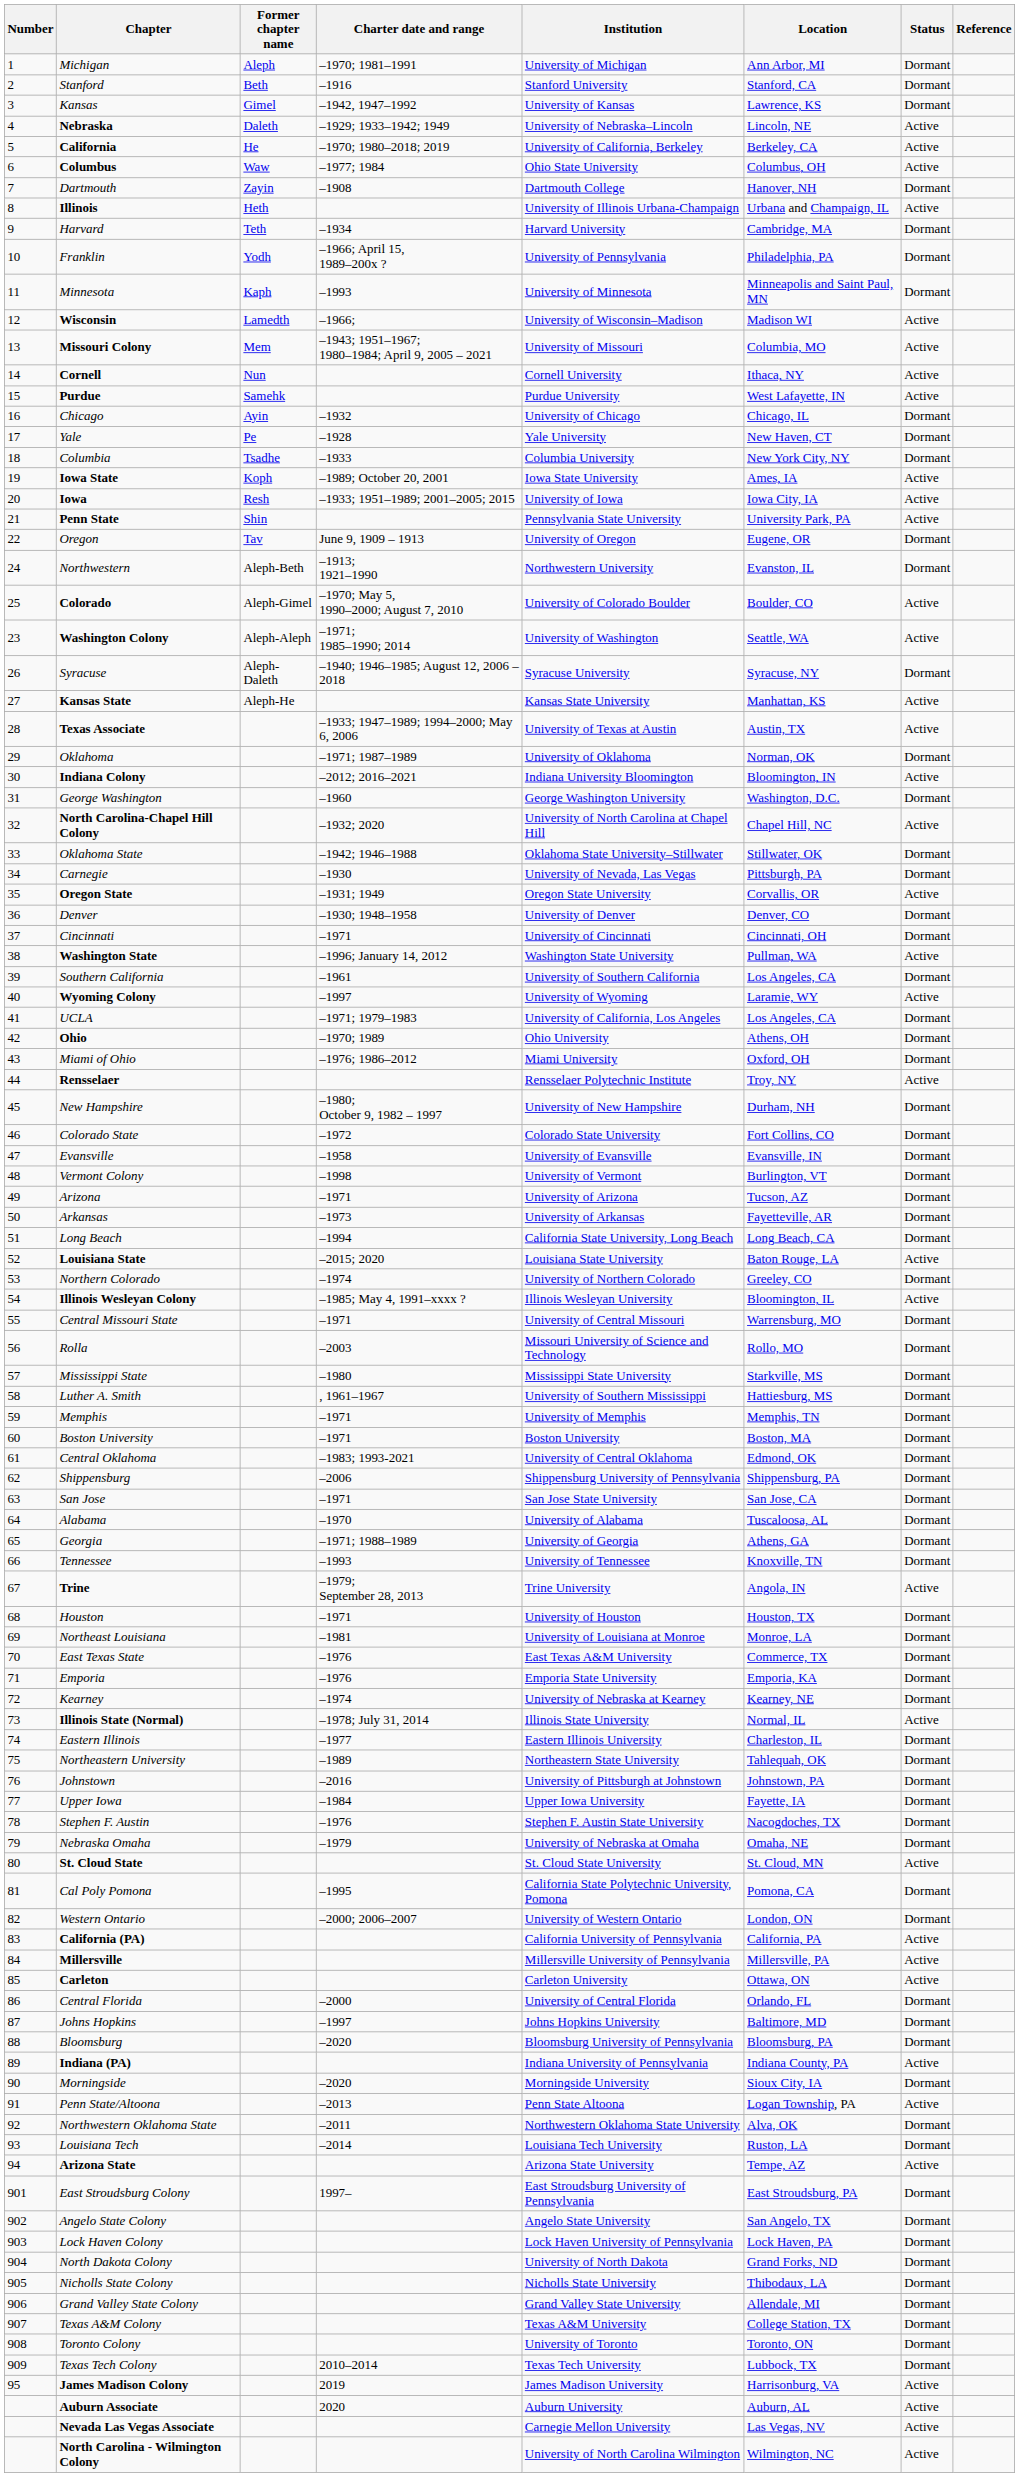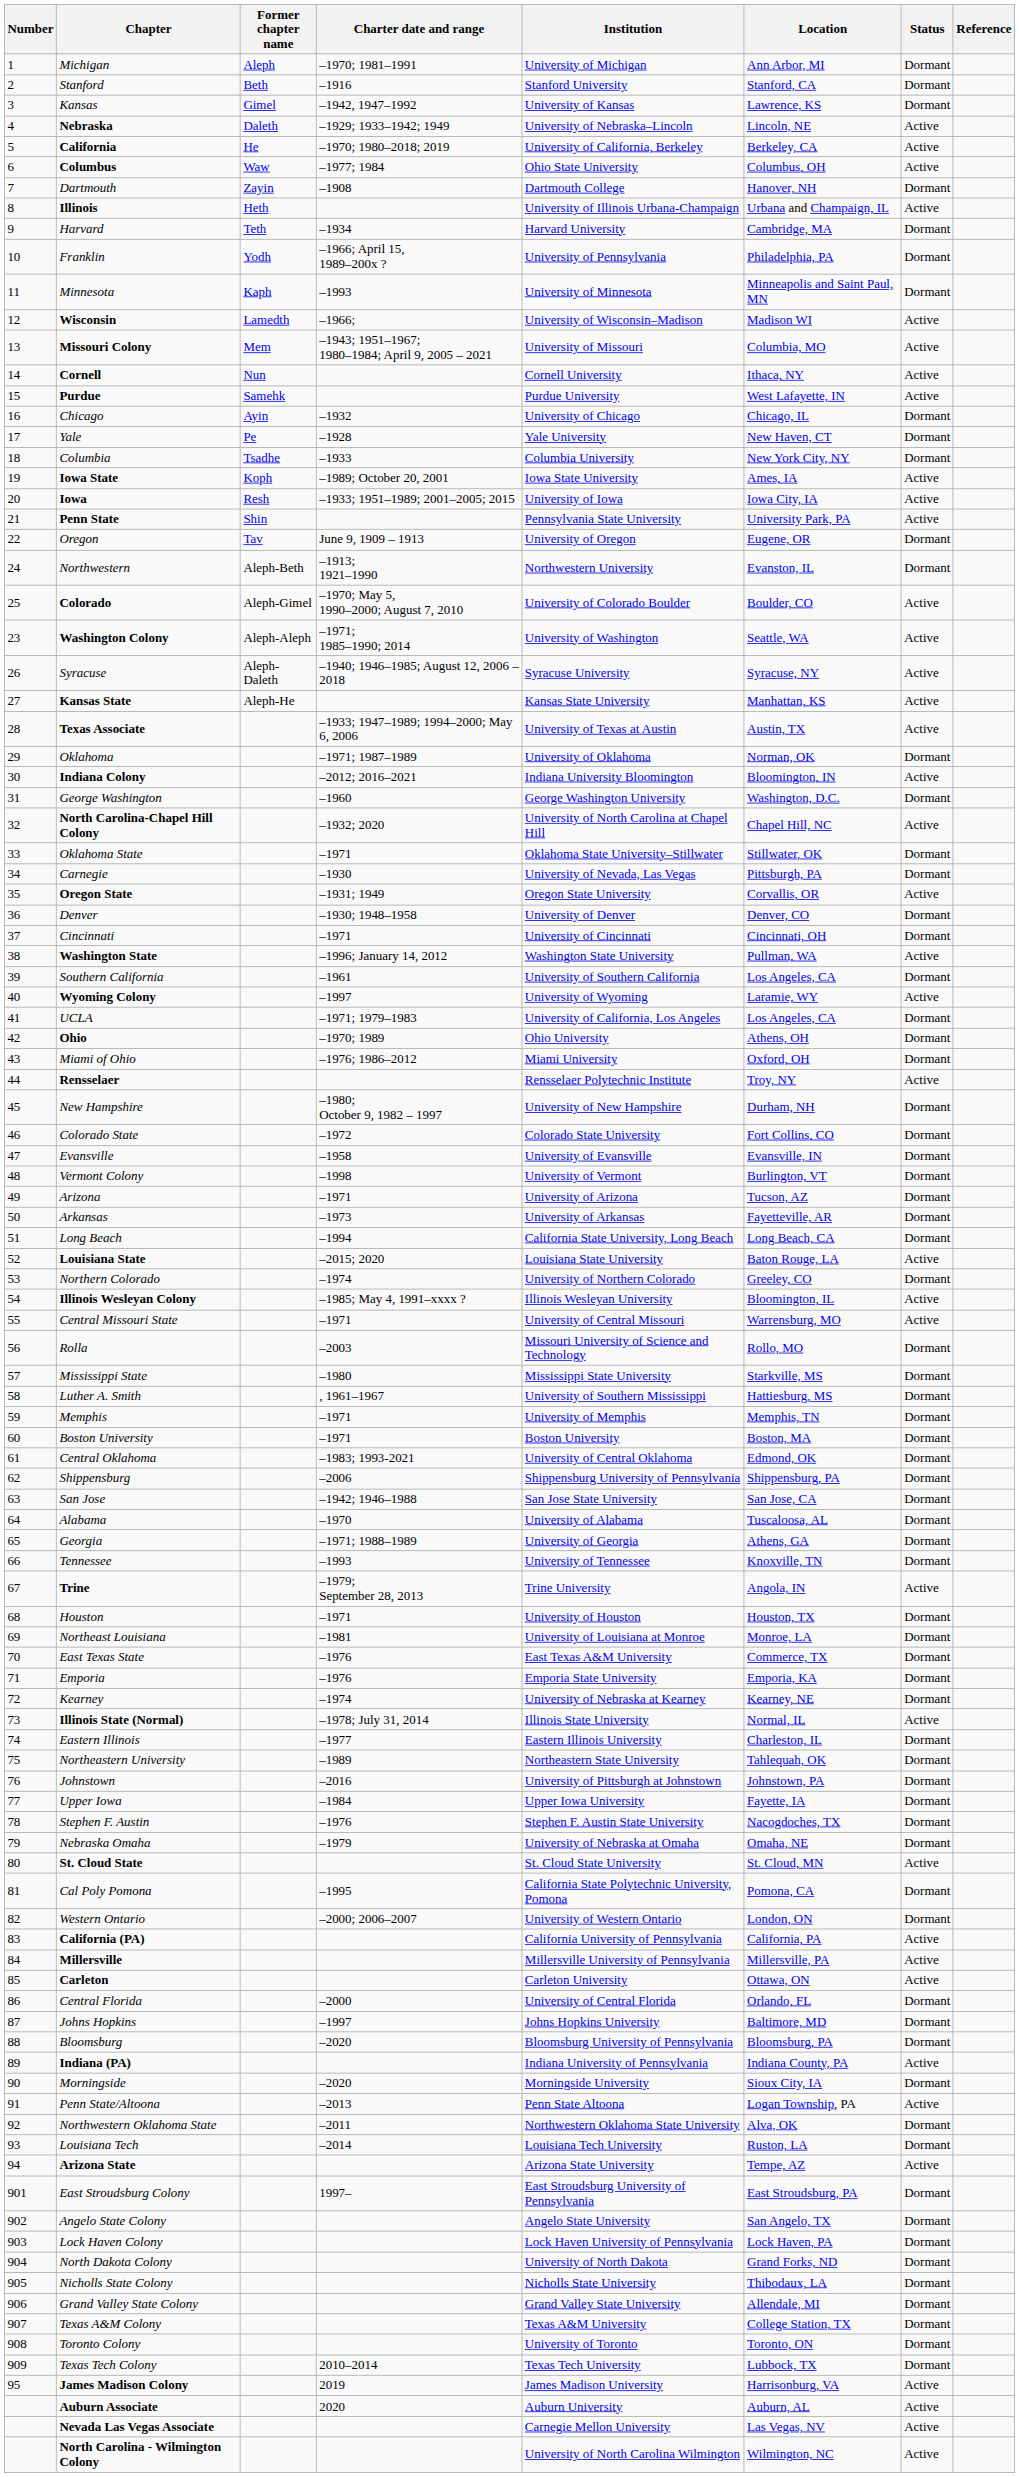(927, 673) Dormant -> (922, 673) Active
(368, 853) –1942; 1946–1988 -> (335, 853) –1971
(927, 1320) Dormant -> (922, 1320) Active
(335, 1499) –1971 -> (368, 1499) –1942; 1946–1988
